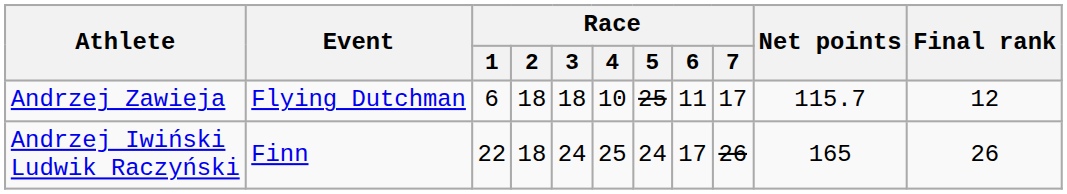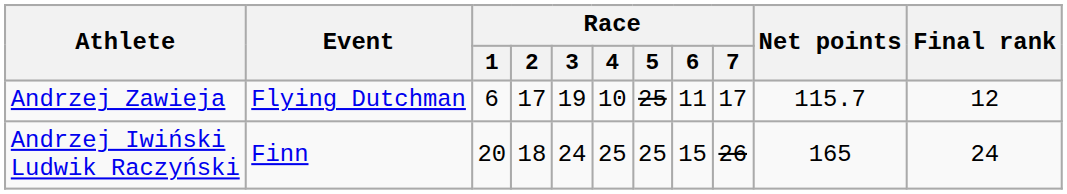(532, 100) 18 -> (532, 100) 17
(572, 100) 18 -> (572, 100) 19
(492, 155) 22 -> (492, 155) 20
(652, 155) 24 -> (652, 155) 25
(693, 155) 17 -> (693, 155) 15
(985, 155) 26 -> (985, 155) 24
